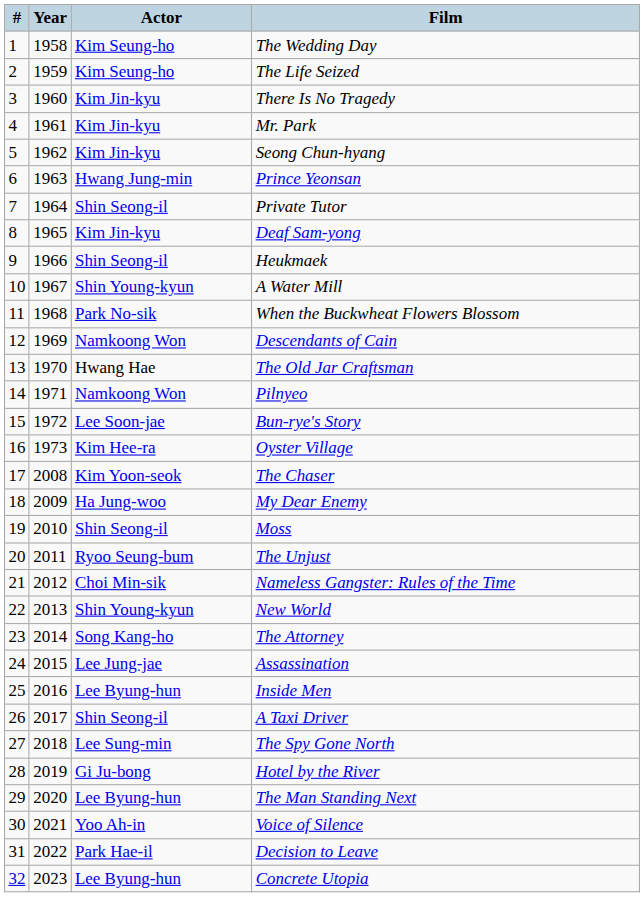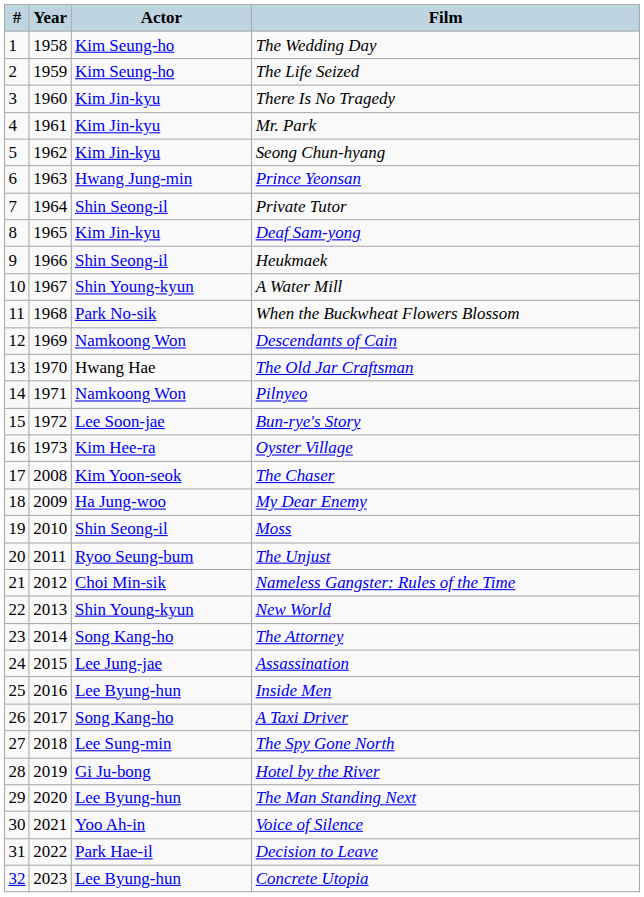(121, 717) Shin Seong-il -> (124, 717) Song Kang-ho
